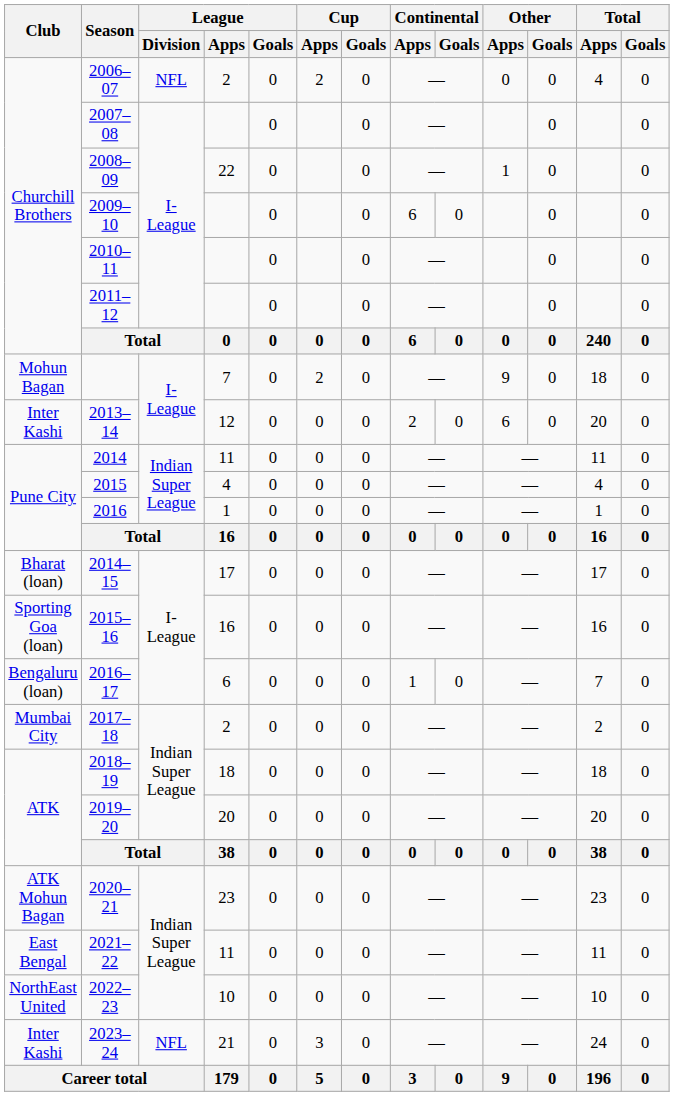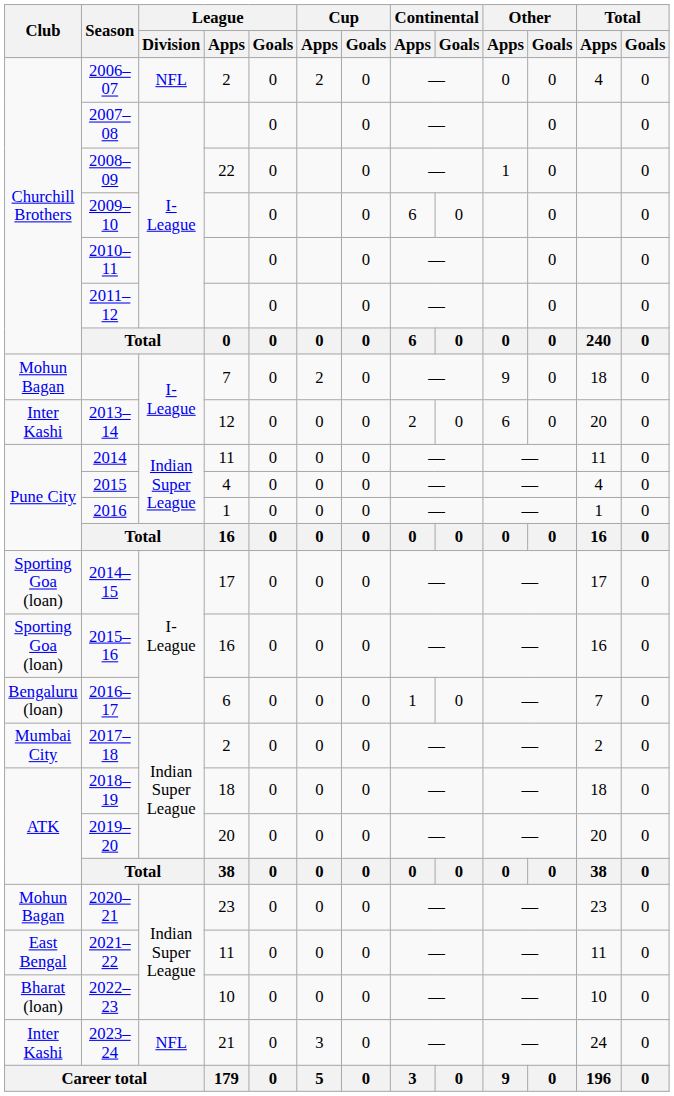(43, 572) Bharat (loan) -> (43, 582) Sporting Goa (loan)
(43, 897) ATK Mohun Bagan -> (43, 907) Mohun Bagan
(43, 997) NorthEast United -> (43, 997) Bharat (loan)
